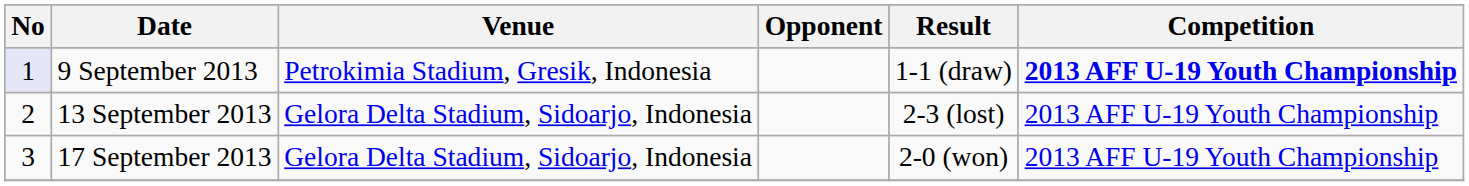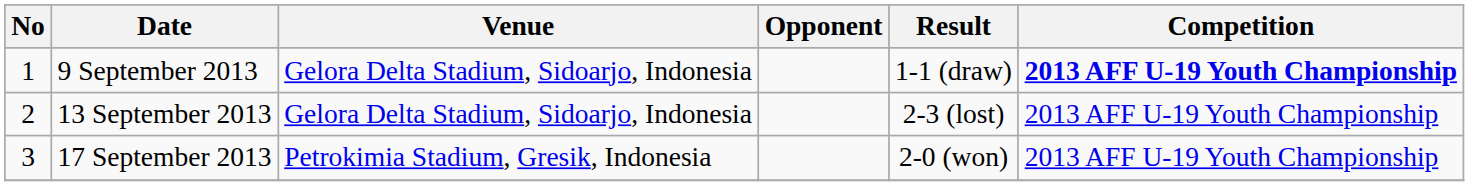(28, 69) lavender background -> (28, 69) no background
(498, 69) Petrokimia Stadium, Gresik, Indonesia -> (518, 69) Gelora Delta Stadium, Sidoarjo, Indonesia
(518, 157) Gelora Delta Stadium, Sidoarjo, Indonesia -> (498, 157) Petrokimia Stadium, Gresik, Indonesia
